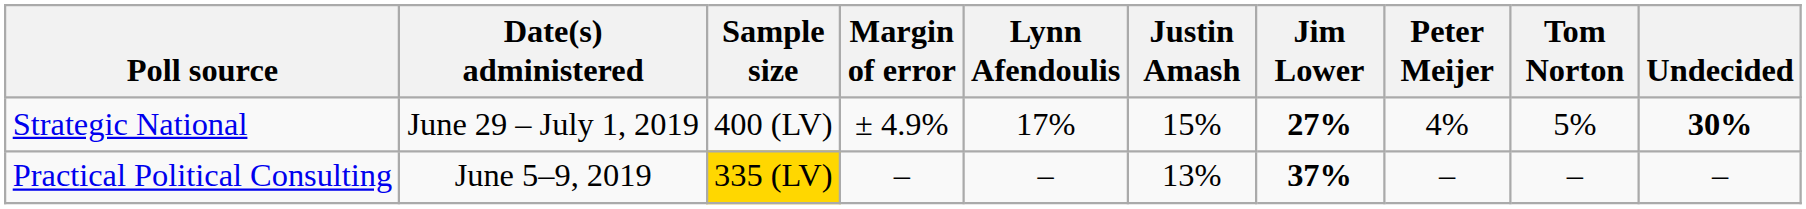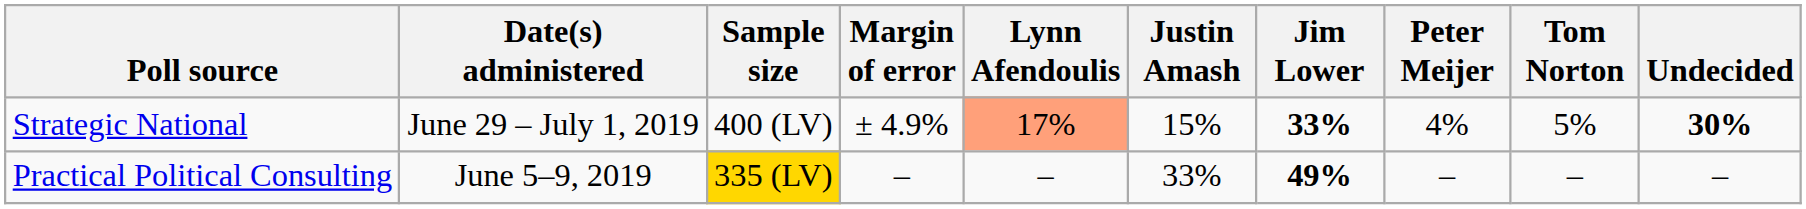(1046, 123) no background -> (1046, 123) lightsalmon background
(1320, 123) 27% -> (1320, 123) 33%
(1192, 176) 13% -> (1192, 176) 33%
(1320, 176) 37% -> (1320, 176) 49%
